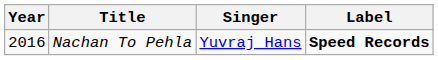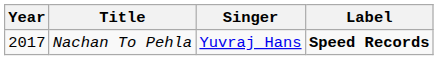(27, 42) 2016 -> (27, 42) 2017
